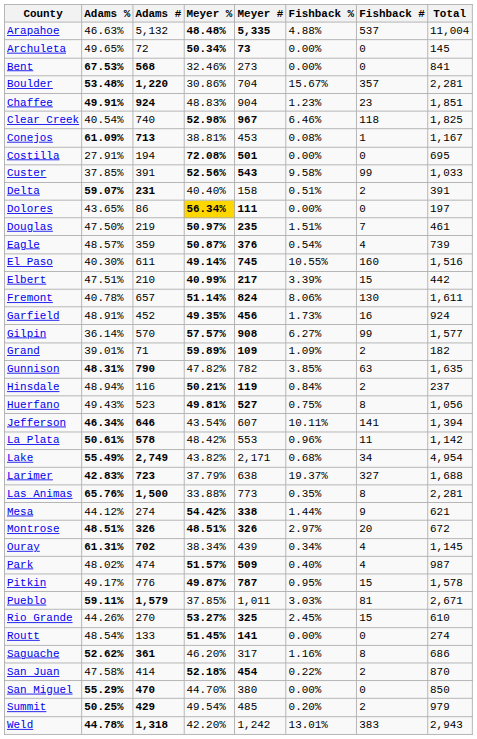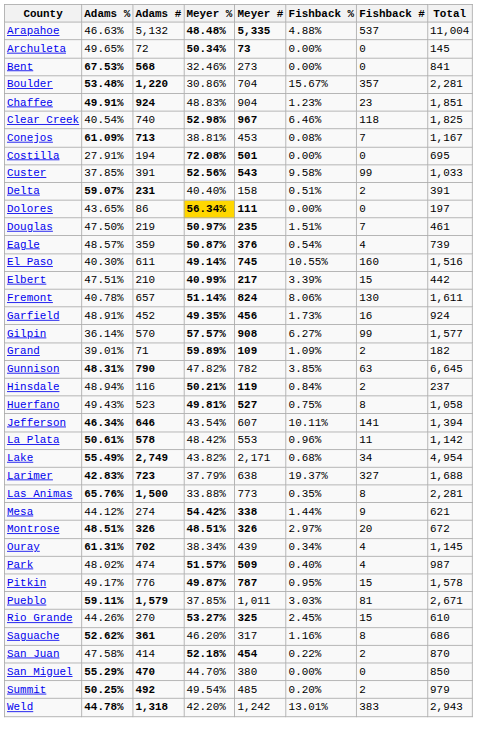(363, 138) 1 -> (363, 138) 7
(446, 369) 1,635 -> (446, 369) 6,645
(446, 405) 1,056 -> (446, 405) 1,058
- row: (23, 636)
(145, 707) 429 -> (145, 690) 492
